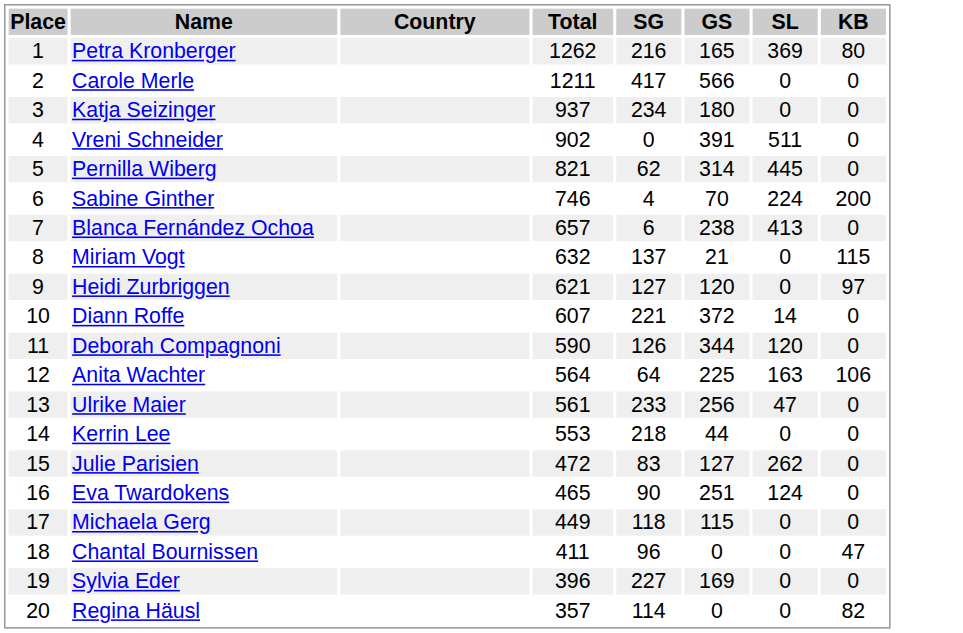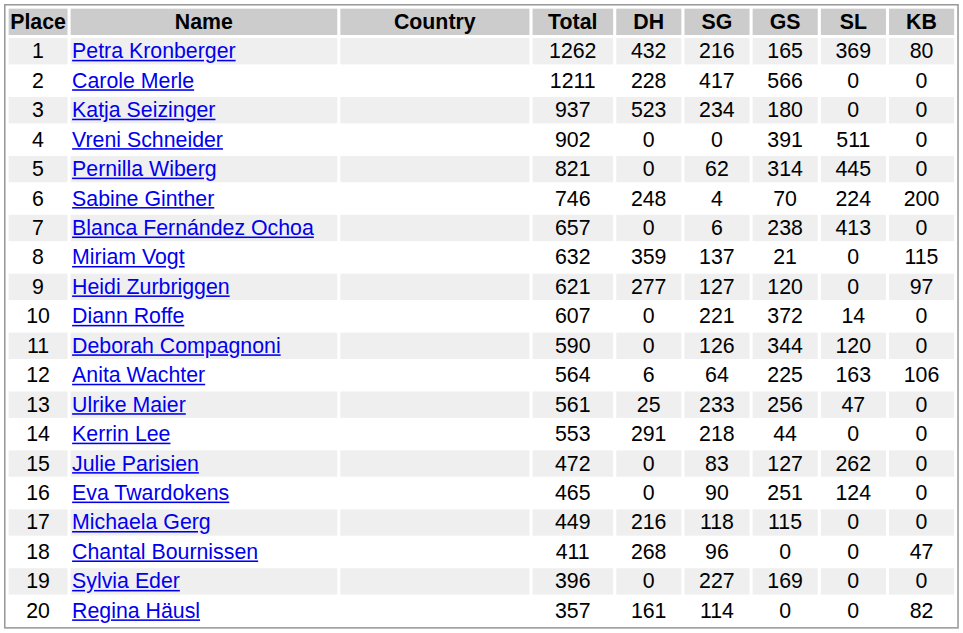+ column: (649, 22)
